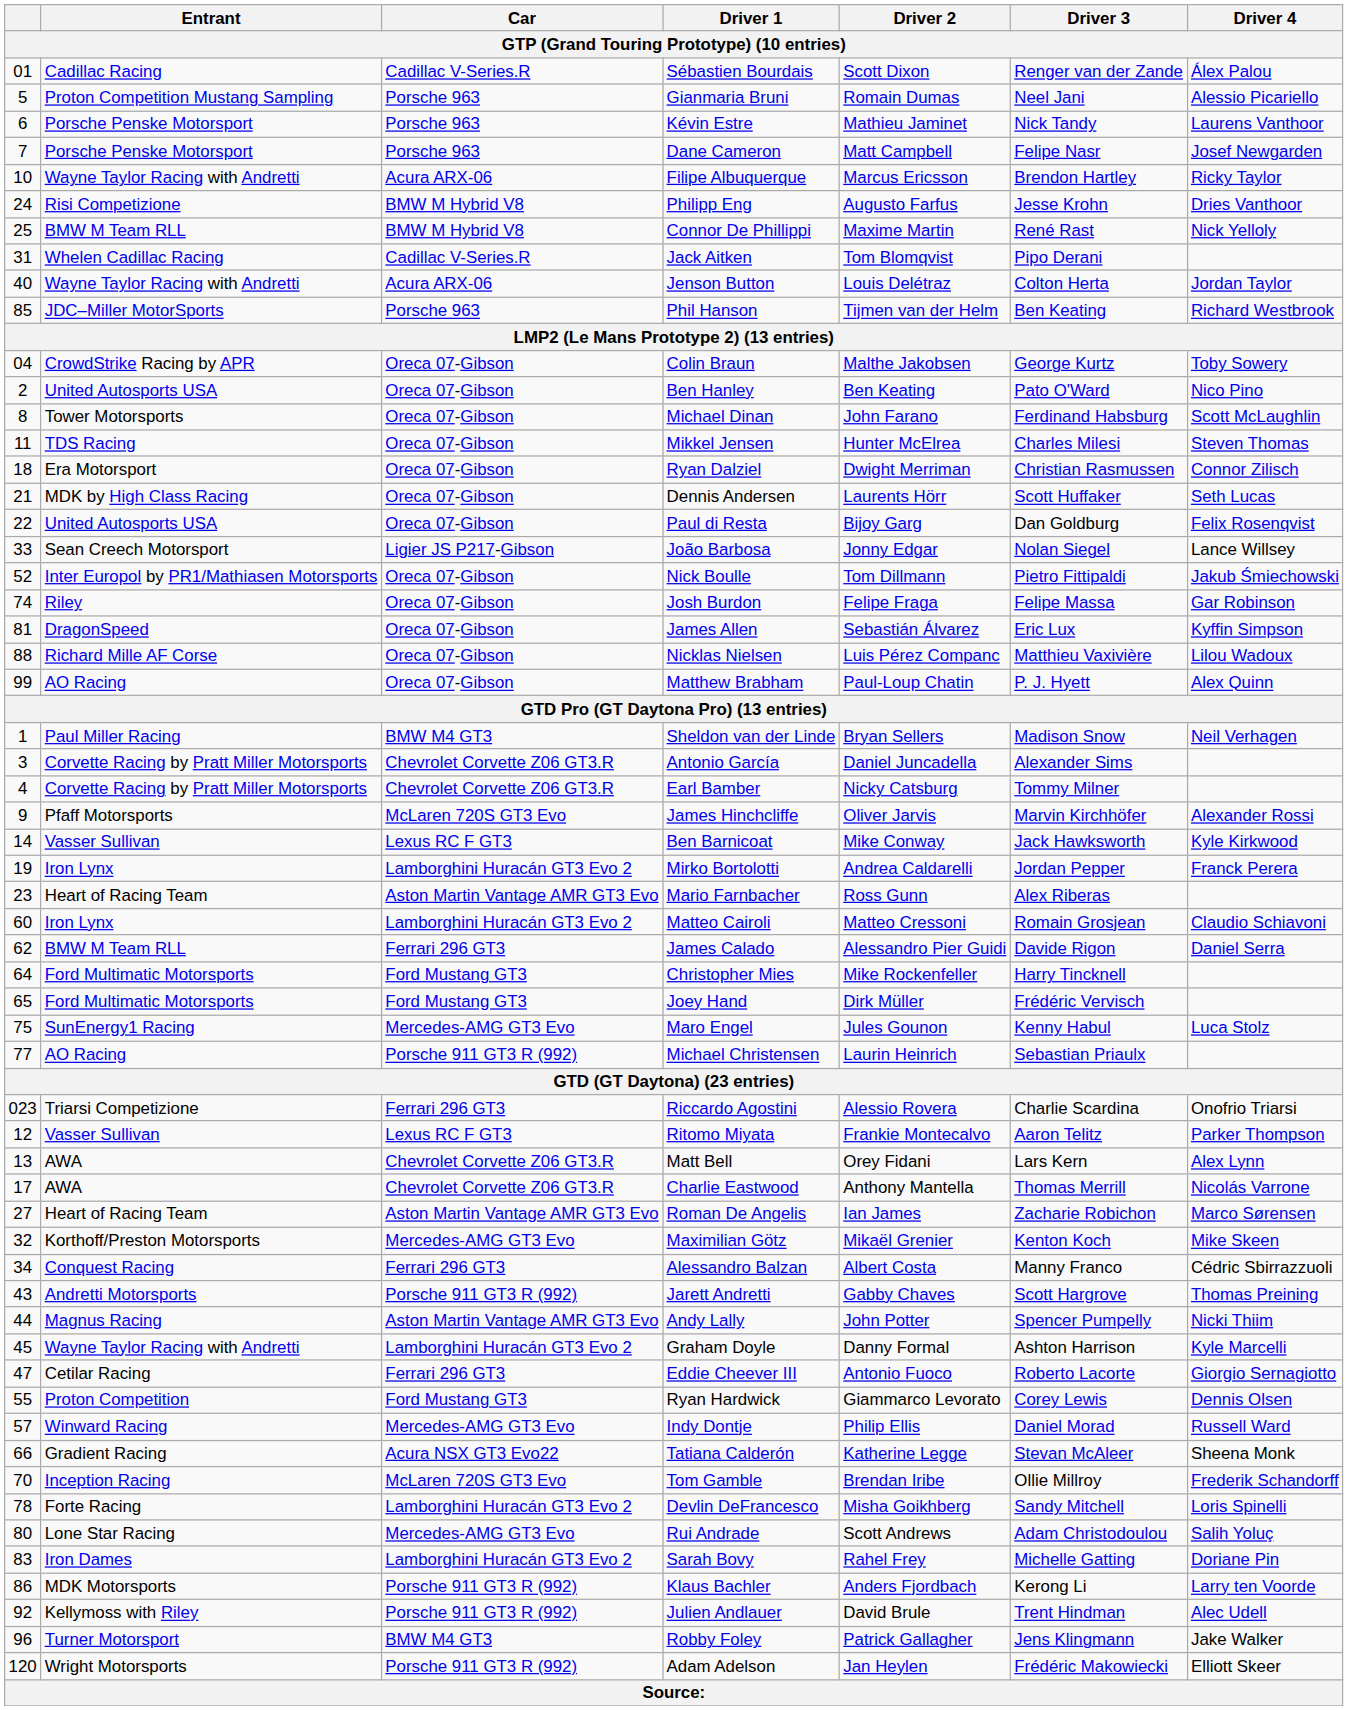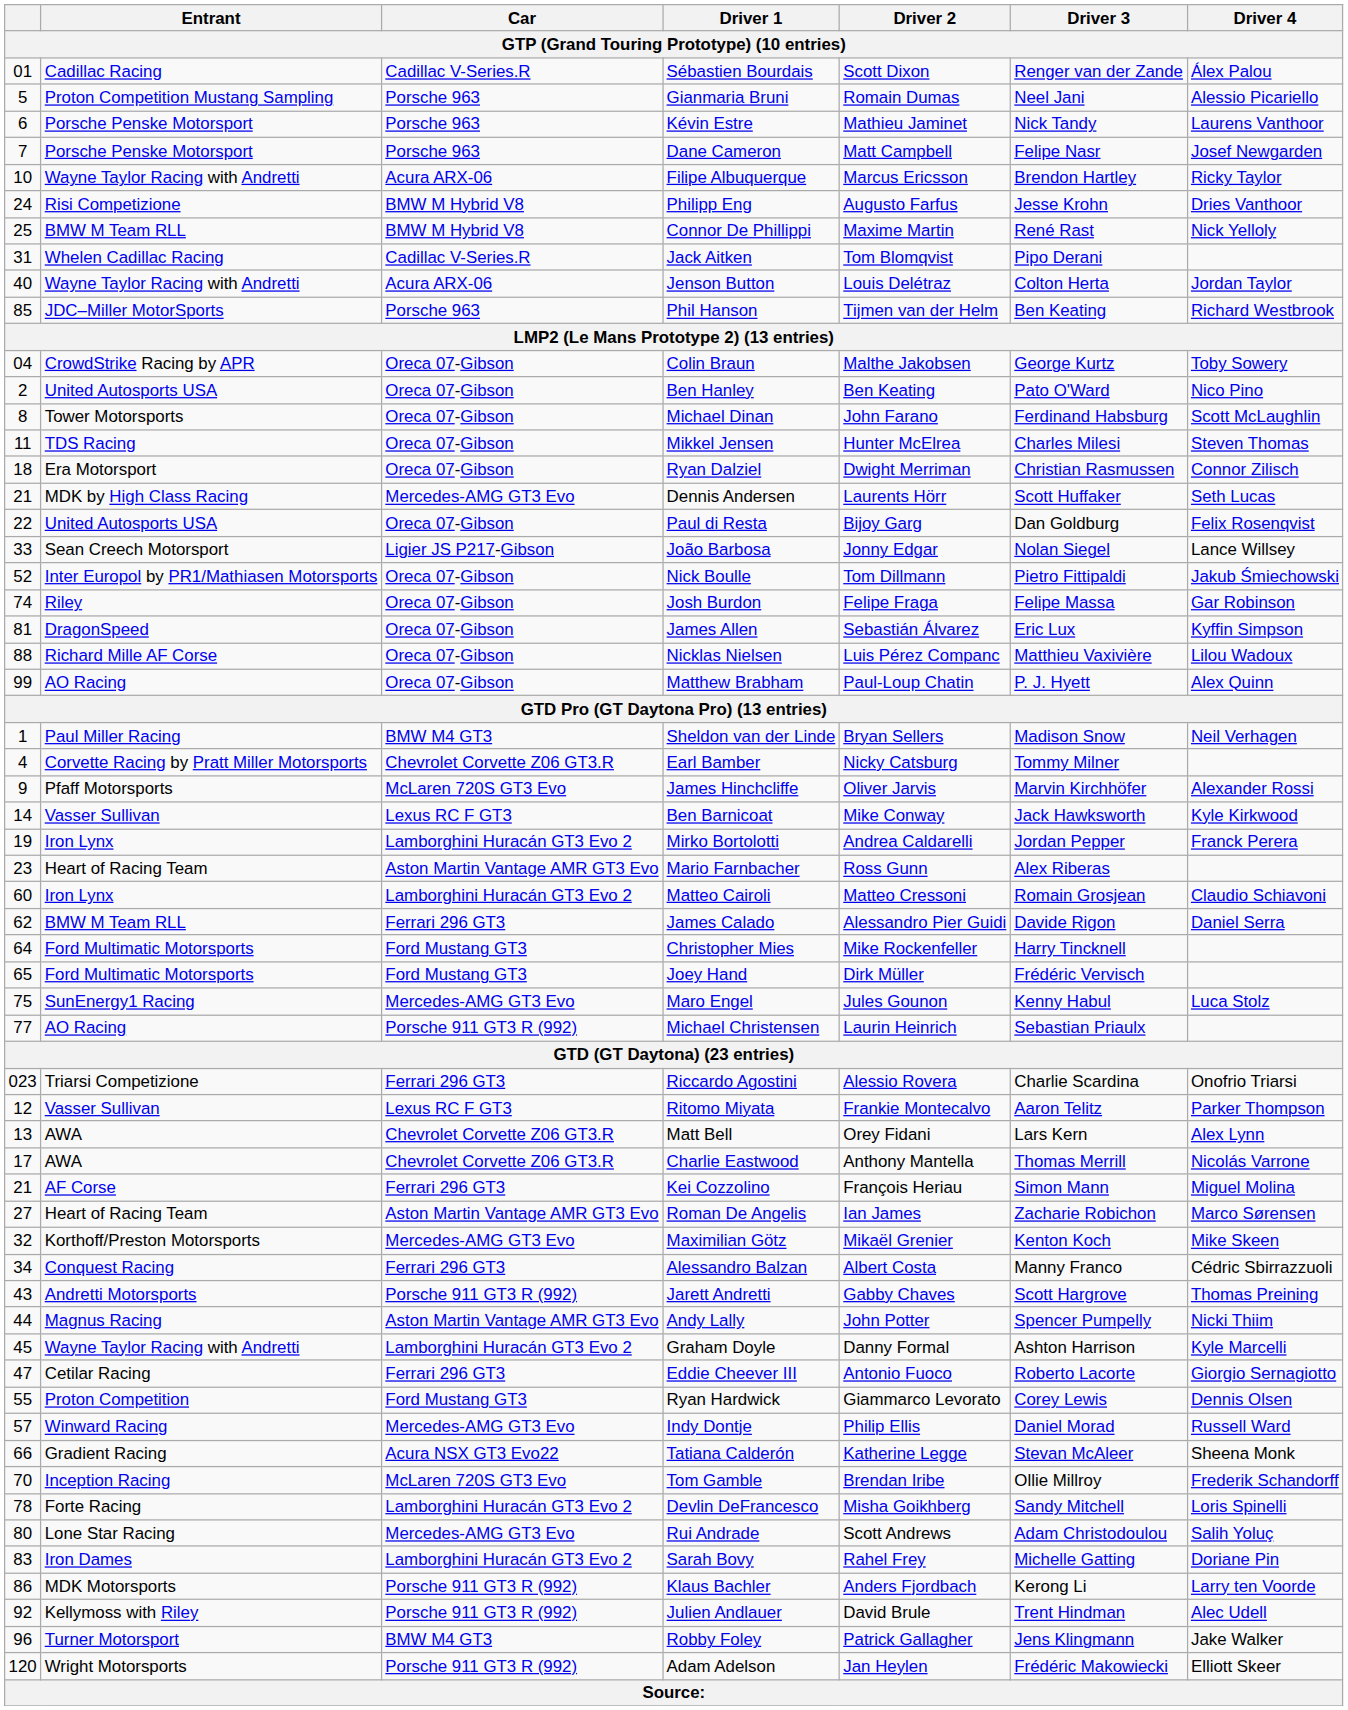(450, 496) Oreca 07-Gibson -> (480, 496) Mercedes-AMG GT3 Evo
- row: (723, 762)
+ row: (718, 1187)
